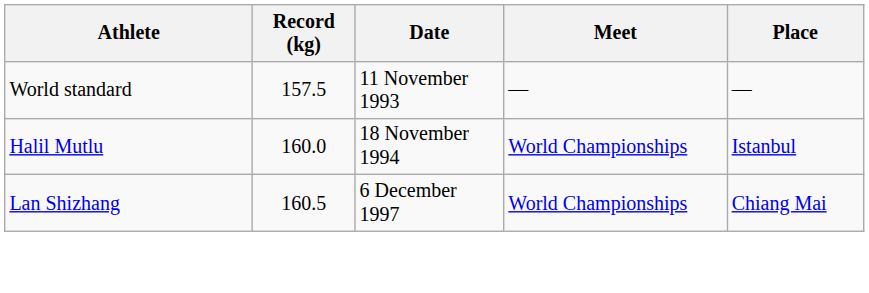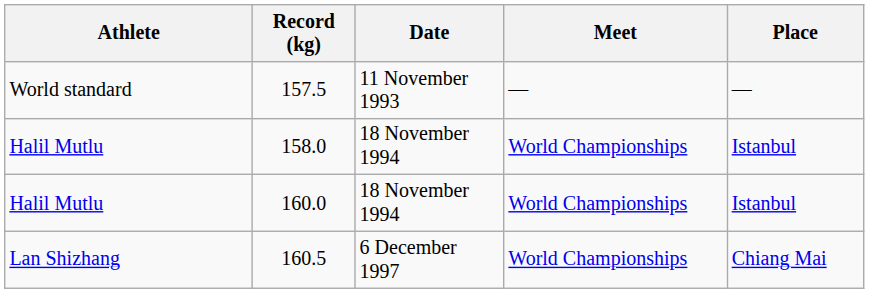+ row: (304, 146)
